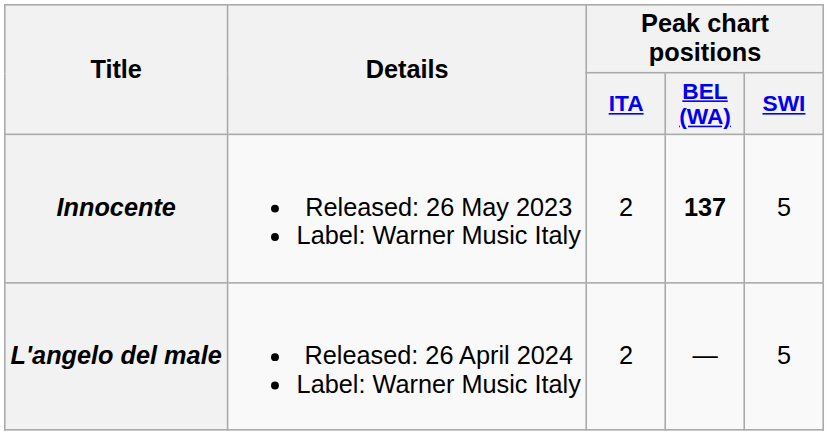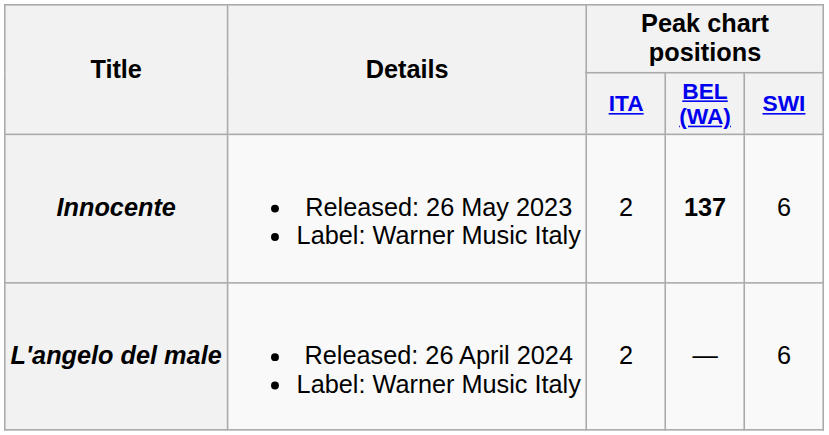(784, 208) 5 -> (784, 208) 6
(784, 355) 5 -> (784, 355) 6
